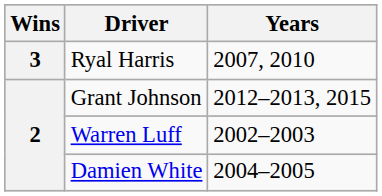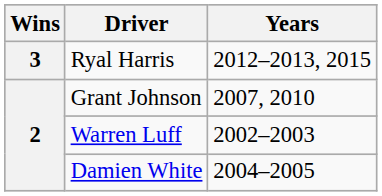(264, 59) 2007, 2010 -> (292, 59) 2012–2013, 2015
(292, 97) 2012–2013, 2015 -> (264, 97) 2007, 2010
